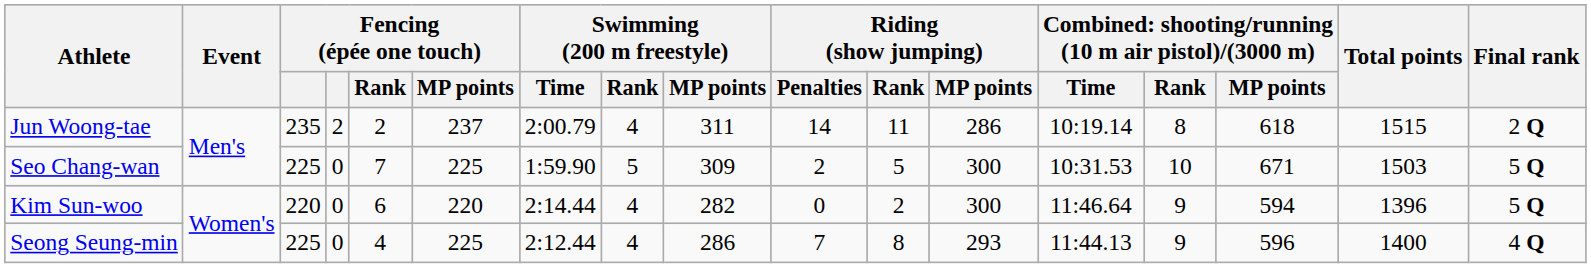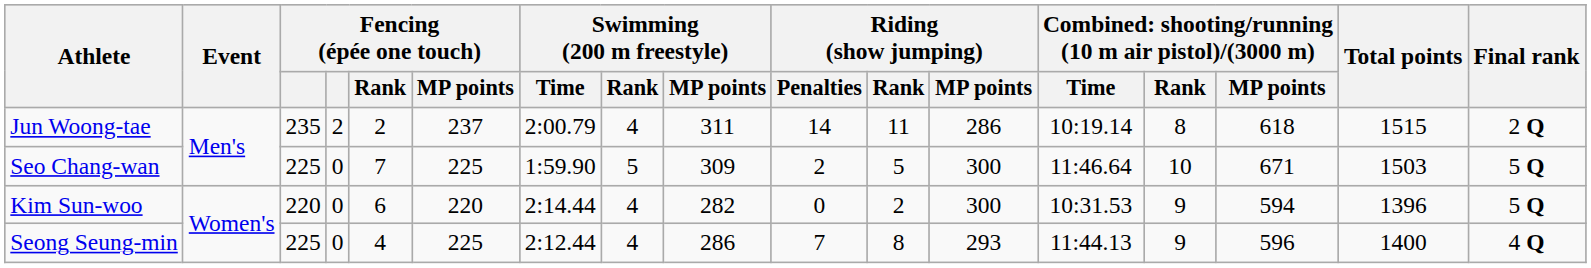(1091, 166) 10:31.53 -> (1091, 166) 11:46.64
(1091, 204) 11:46.64 -> (1091, 204) 10:31.53
